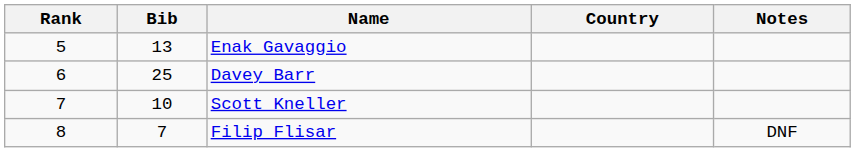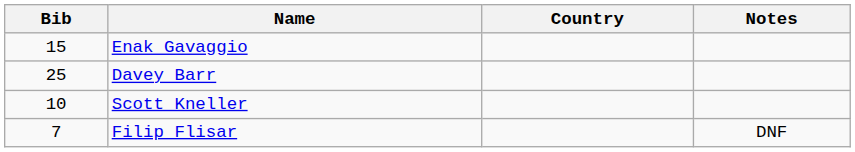- column: (61, 19)
(162, 47) 13 -> (56, 47) 15
